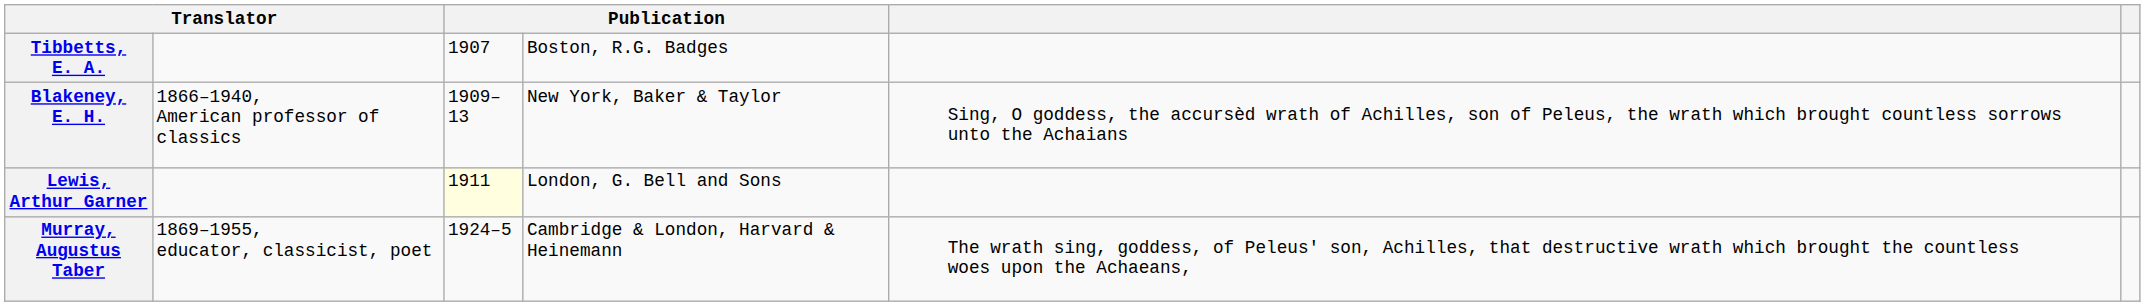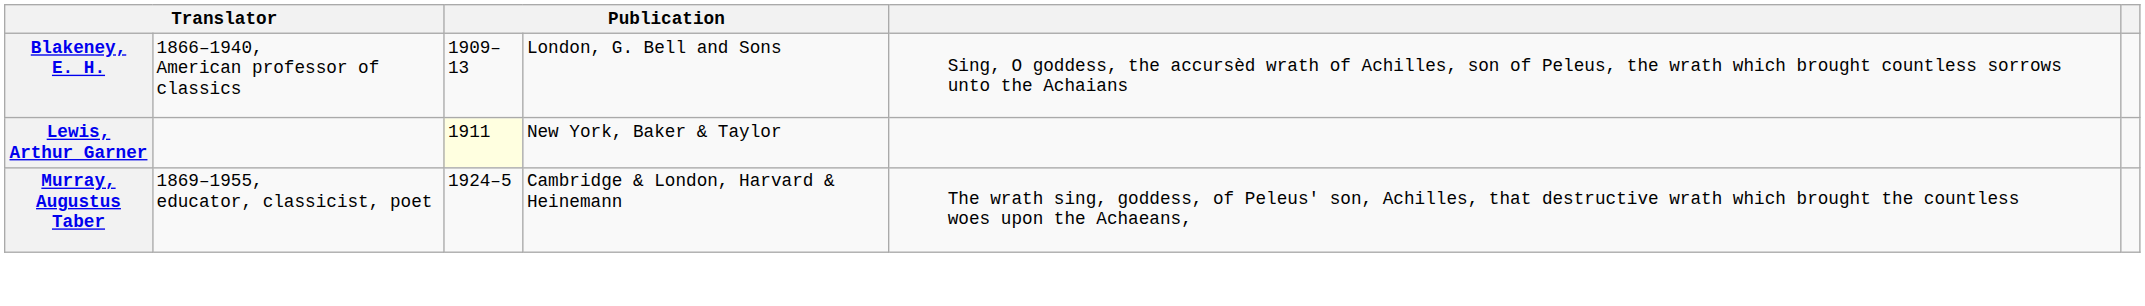- row: (79, 58)
(654, 97) New York, Baker & Taylor -> (654, 48) London, G. Bell and Sons
(654, 182) London, G. Bell and Sons -> (654, 132) New York, Baker & Taylor
